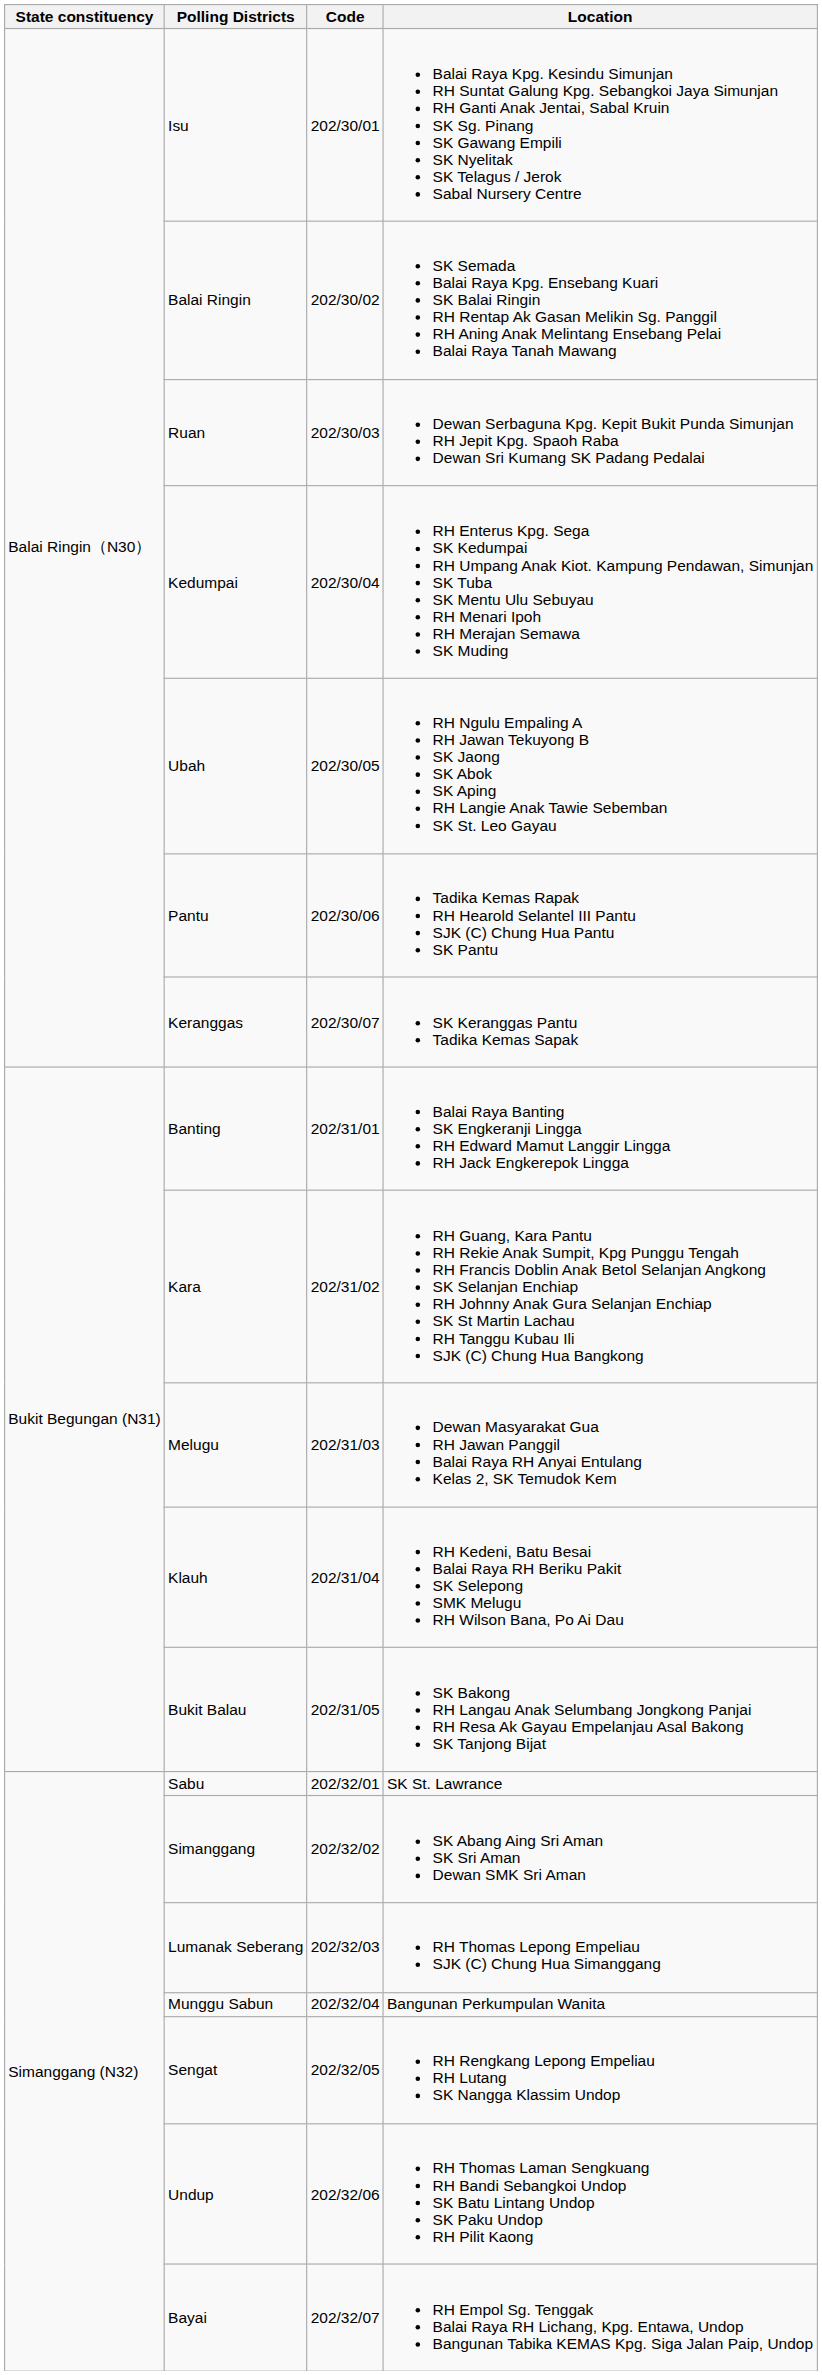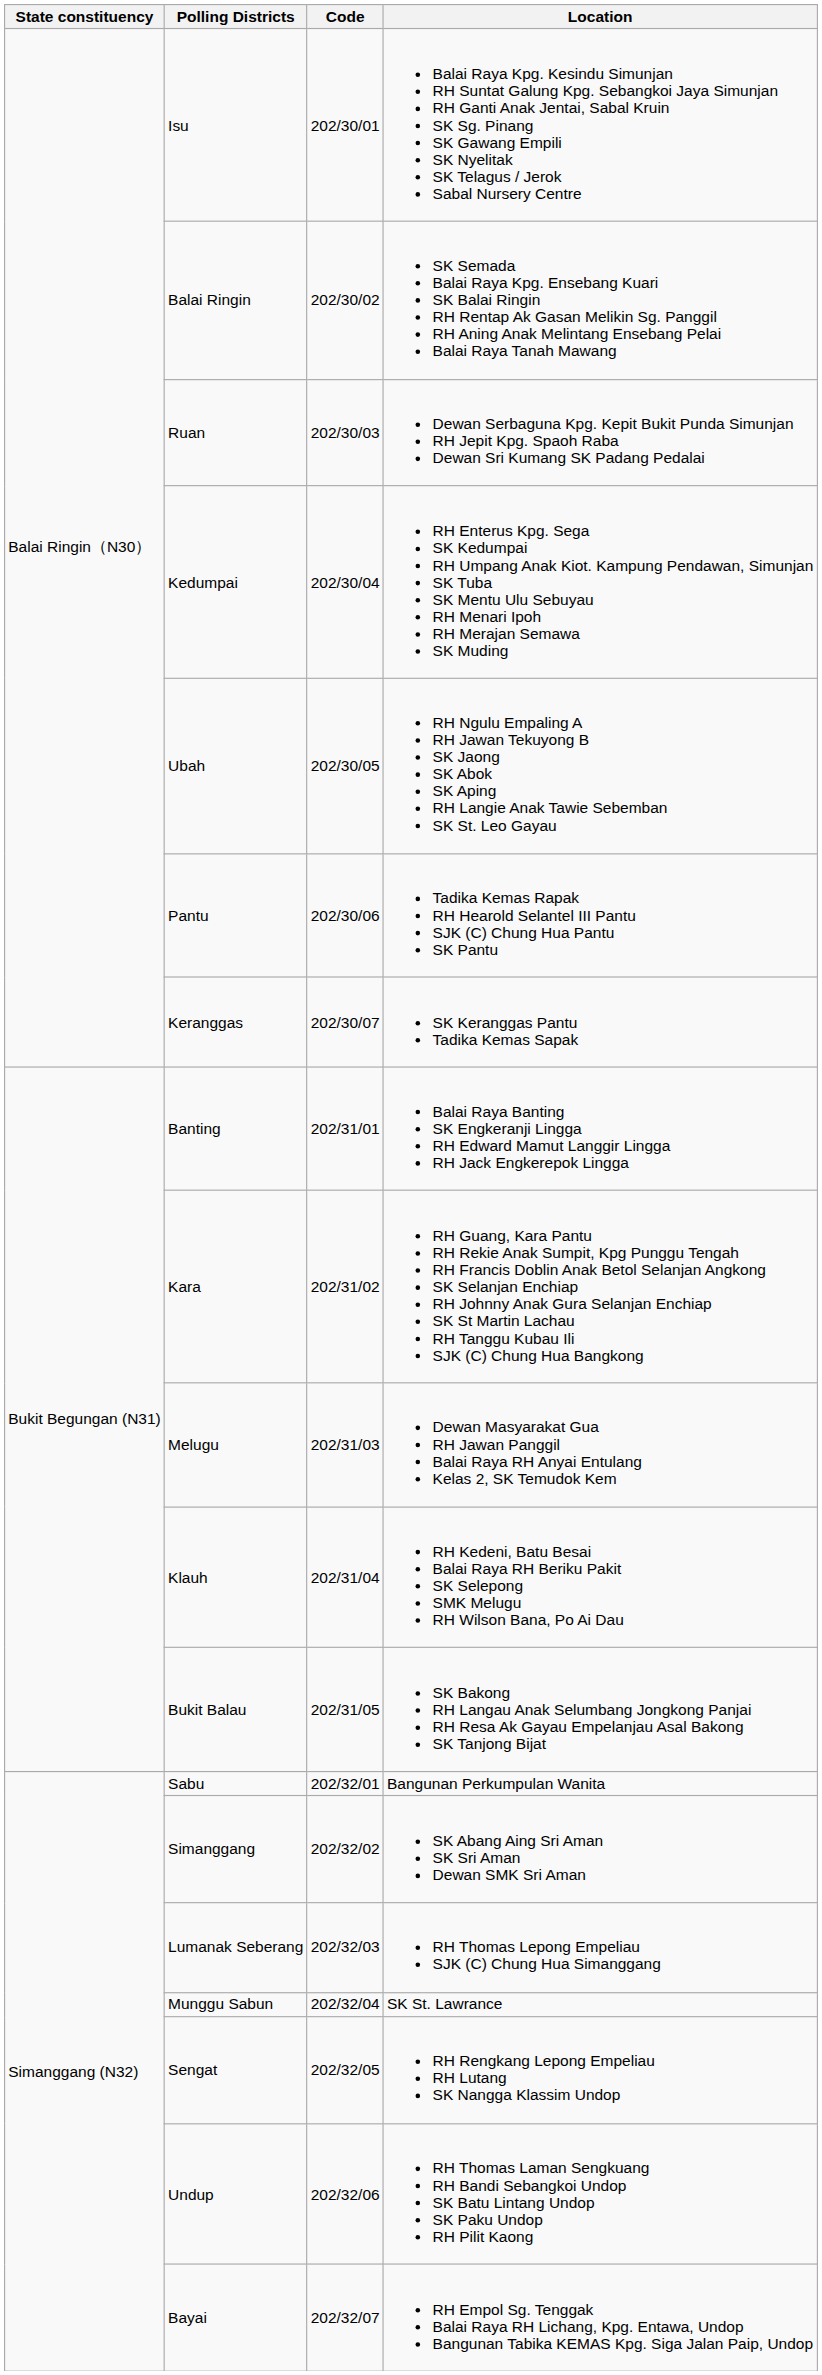(445, 1783) SK St. Lawrance -> (496, 1783) Bangunan Perkumpulan Wanita
(496, 2004) Bangunan Perkumpulan Wanita -> (445, 2004) SK St. Lawrance
